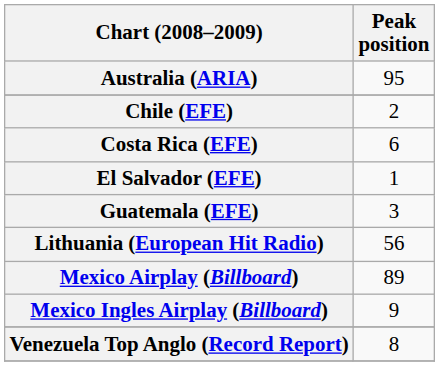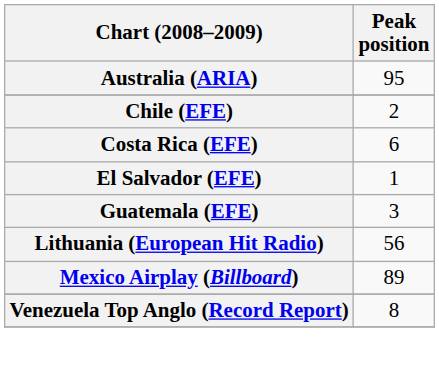- row: (179, 310)
